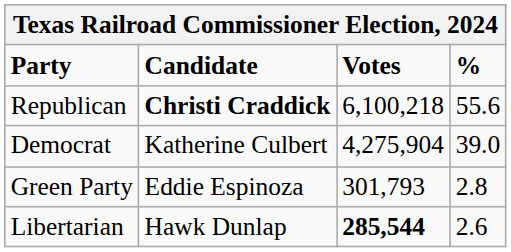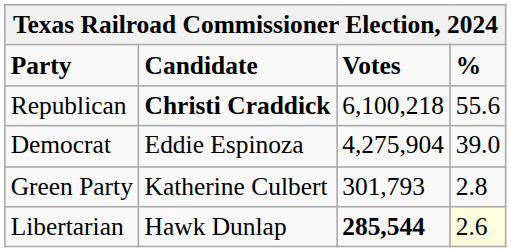(236, 145) Katherine Culbert -> (224, 145) Eddie Espinoza
(224, 186) Eddie Espinoza -> (236, 186) Katherine Culbert
(472, 226) no background -> (472, 226) lightyellow background
